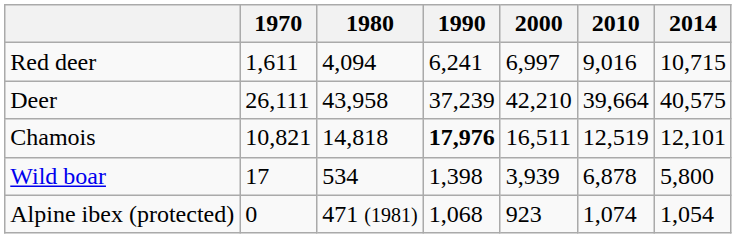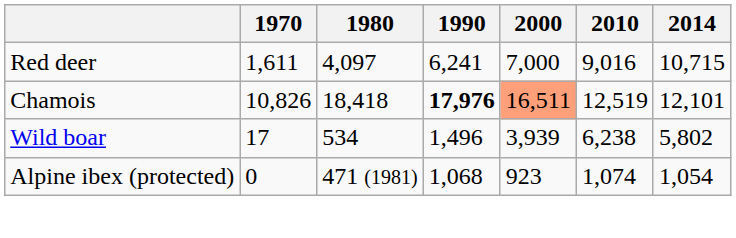(349, 61) 4,094 -> (349, 61) 4,097
(533, 61) 6,997 -> (533, 61) 7,000
- row: (34, 99)
(278, 137) 10,821 -> (278, 99) 10,826
(355, 137) 14,818 -> (355, 99) 18,418
(538, 137) no background -> (538, 99) lightsalmon background
(456, 175) 1,398 -> (456, 137) 1,496
(610, 175) 6,878 -> (609, 137) 6,238
(687, 175) 5,800 -> (686, 137) 5,802
